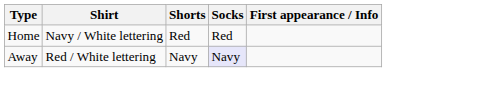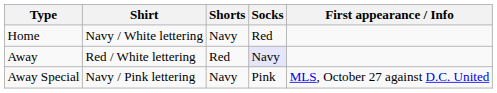(180, 35) Red -> (223, 35) Navy
(183, 56) Navy -> (220, 56) Red
+ row: (43, 77)
